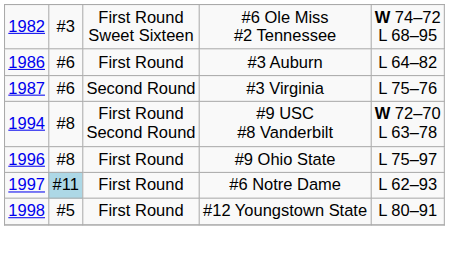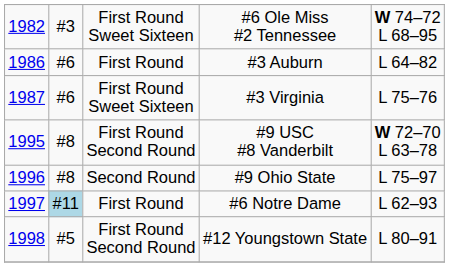(141, 88) Second Round -> (141, 97) First Round Sweet Sixteen
(27, 123) 1994 -> (27, 142) 1995
(141, 159) First Round -> (141, 177) Second Round
(141, 211) First Round -> (141, 239) First Round Second Round
